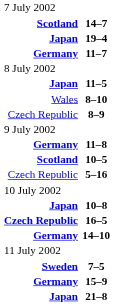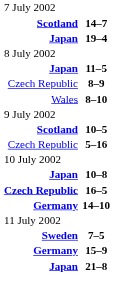- row: (56, 53)
rows swapped: (43, 114) <-> (65, 99)
- row: (56, 144)
